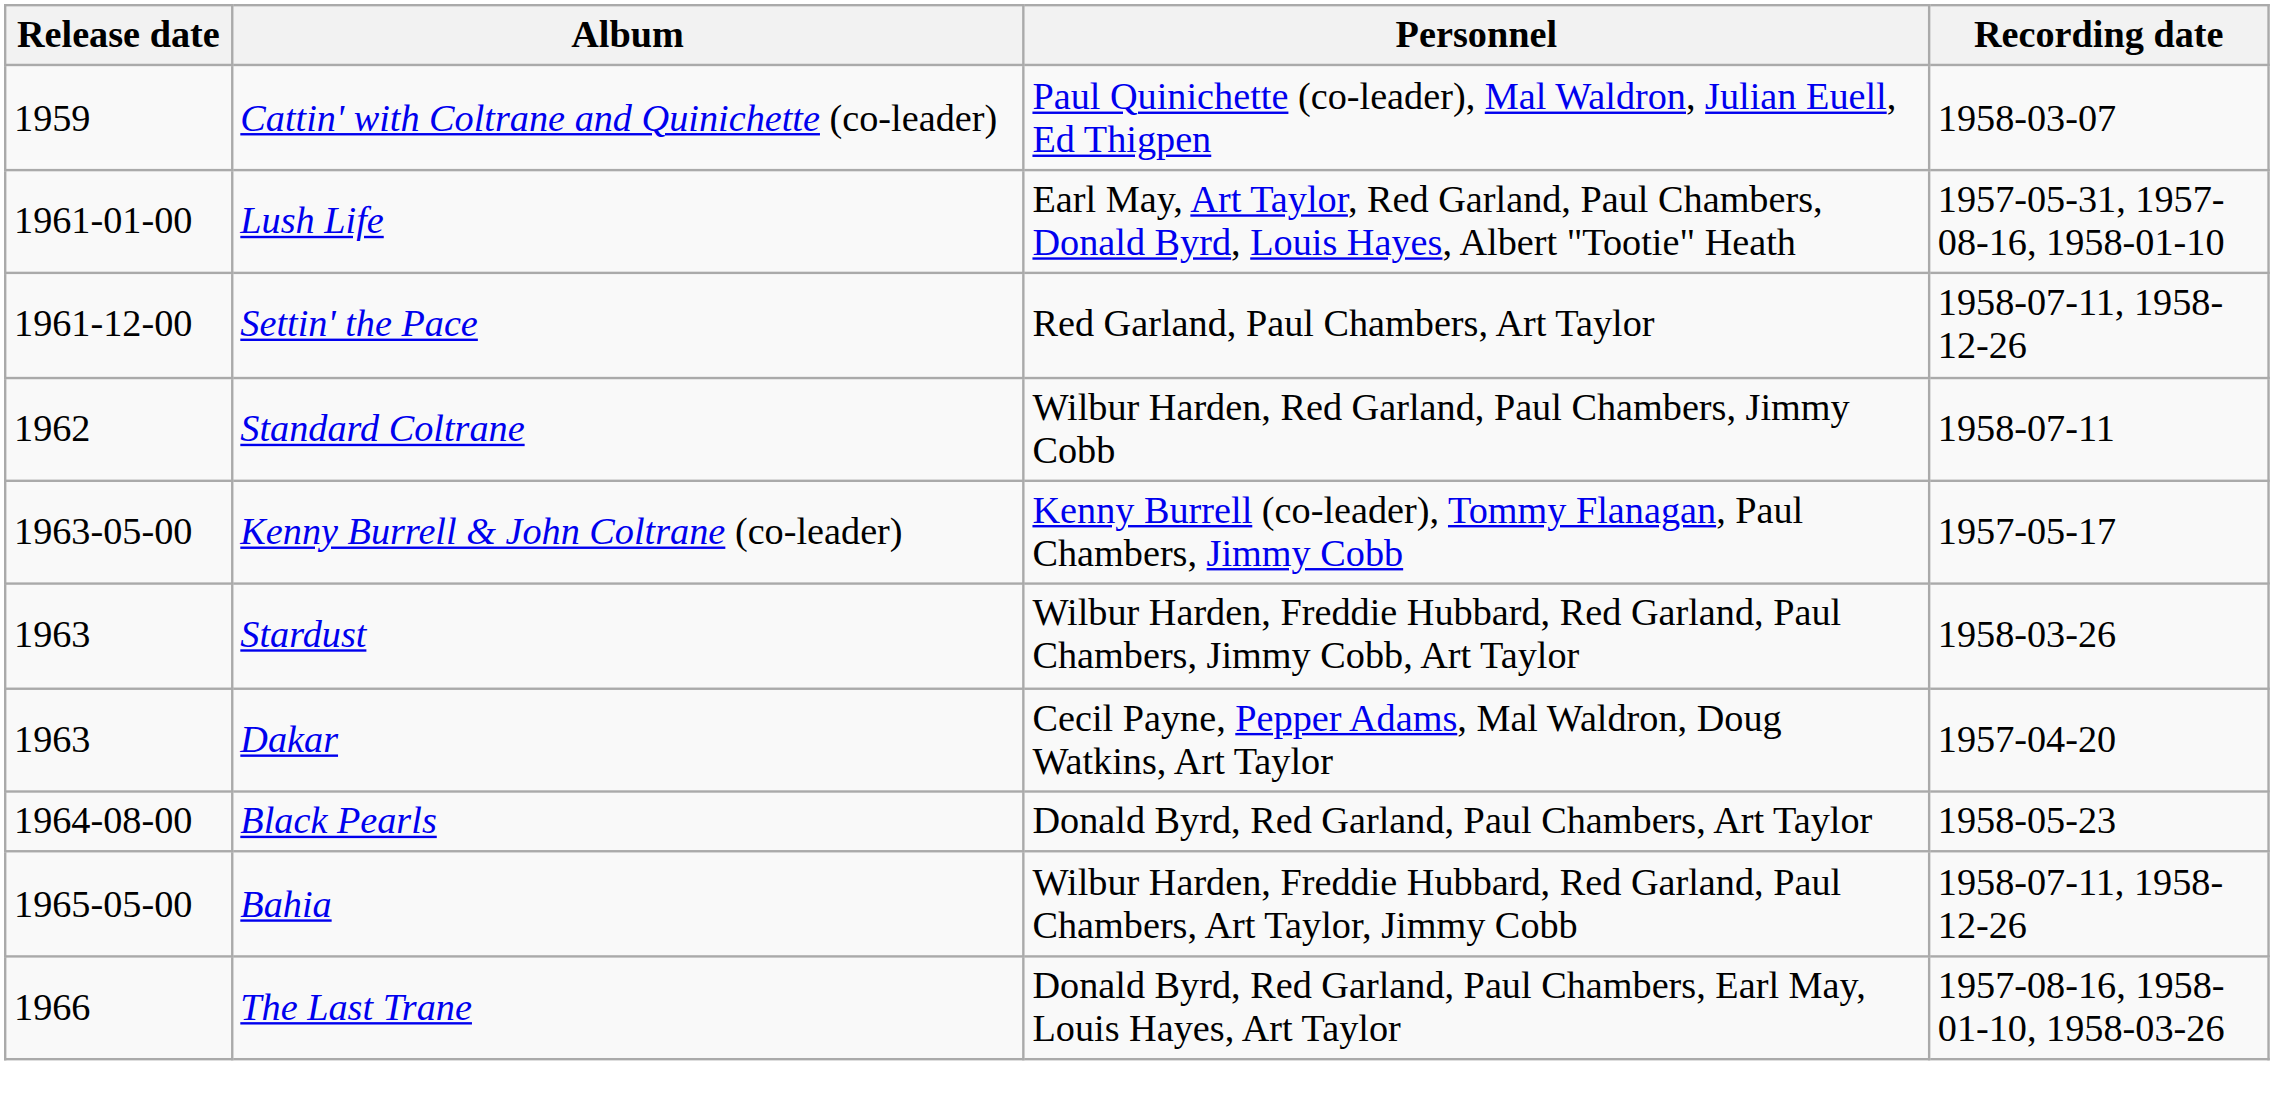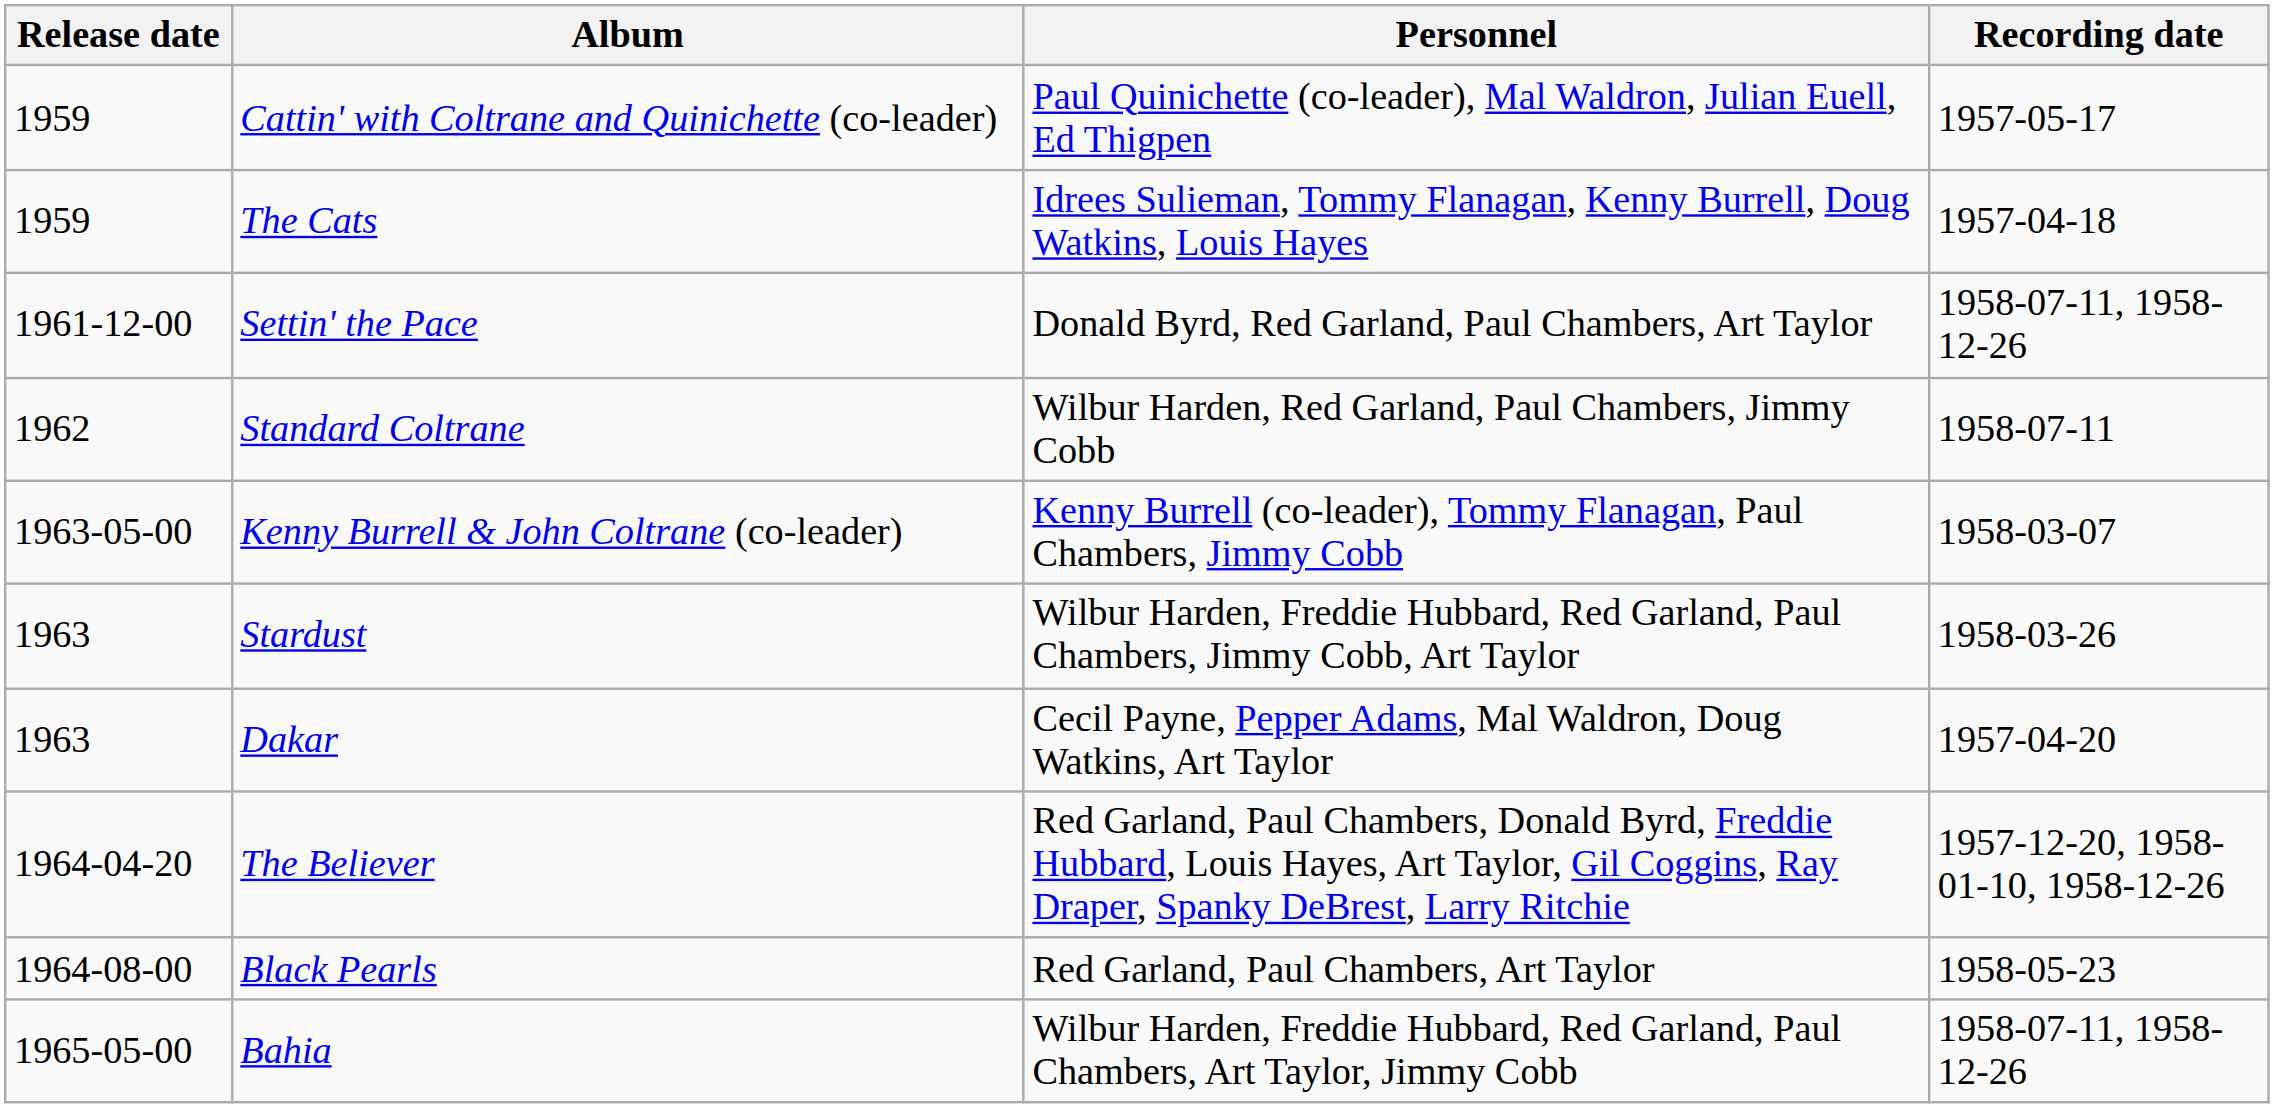(2027, 116) 1958-03-07 -> (2027, 116) 1957-05-17
+ row: (309, 220)
- row: (312, 220)
(1344, 324) Red Garland, Paul Chambers, Art Taylor -> (1452, 324) Donald Byrd, Red Garland, Paul Chambers, Art Taylor
(2027, 531) 1957-05-17 -> (2027, 531) 1958-03-07
+ row: (337, 864)
(1452, 821) Donald Byrd, Red Garland, Paul Chambers, Art Taylor -> (1344, 967) Red Garland, Paul Chambers, Art Taylor
- row: (356, 1006)
